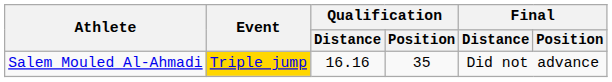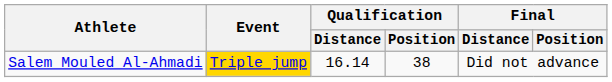(348, 63) 16.16 -> (348, 63) 16.14
(422, 63) 35 -> (422, 63) 38
